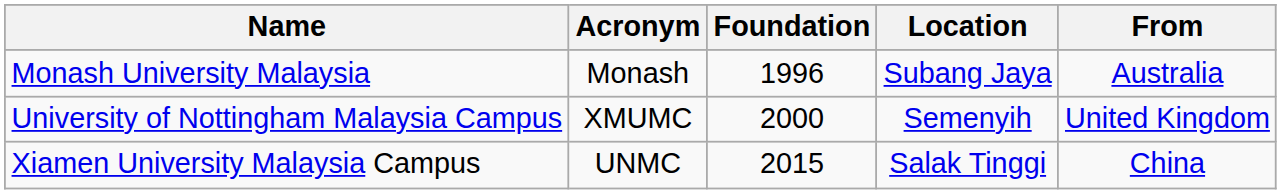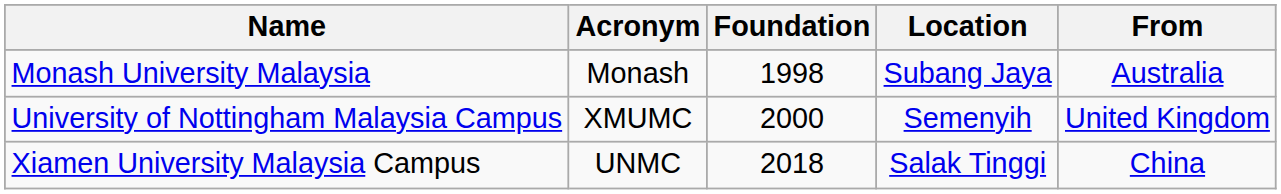(792, 73) 1996 -> (792, 73) 1998
(792, 164) 2015 -> (792, 164) 2018
